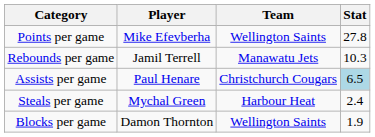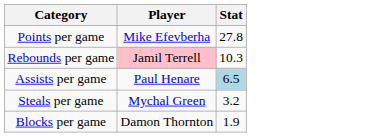- column: (278, 15)
(167, 57) no background -> (167, 57) pink background
(355, 100) 2.4 -> (231, 100) 3.2
